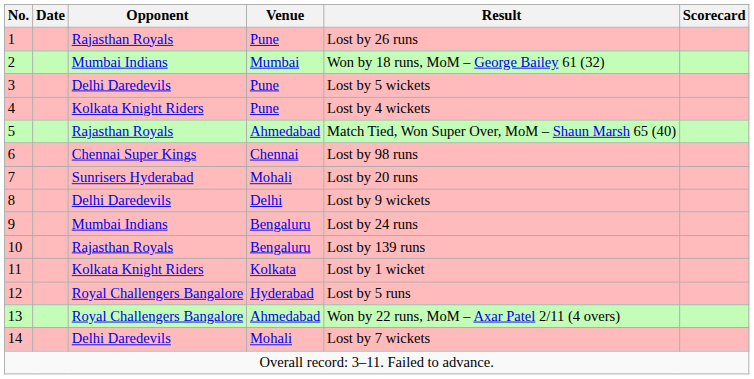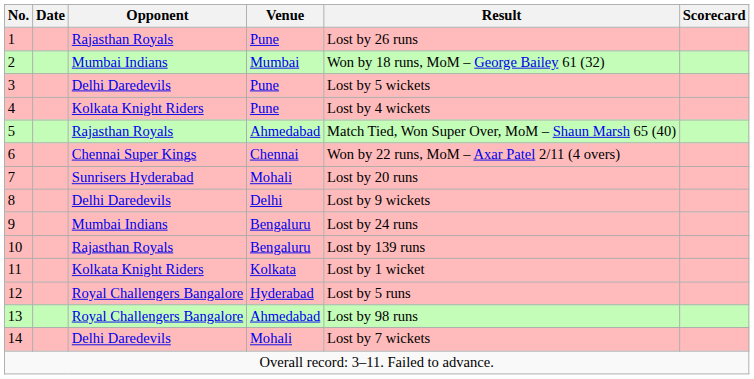(372, 154) Lost by 98 runs -> (474, 154) Won by 22 runs, MoM – Axar Patel 2/11 (4 overs)
(474, 316) Won by 22 runs, MoM – Axar Patel 2/11 (4 overs) -> (372, 316) Lost by 98 runs
